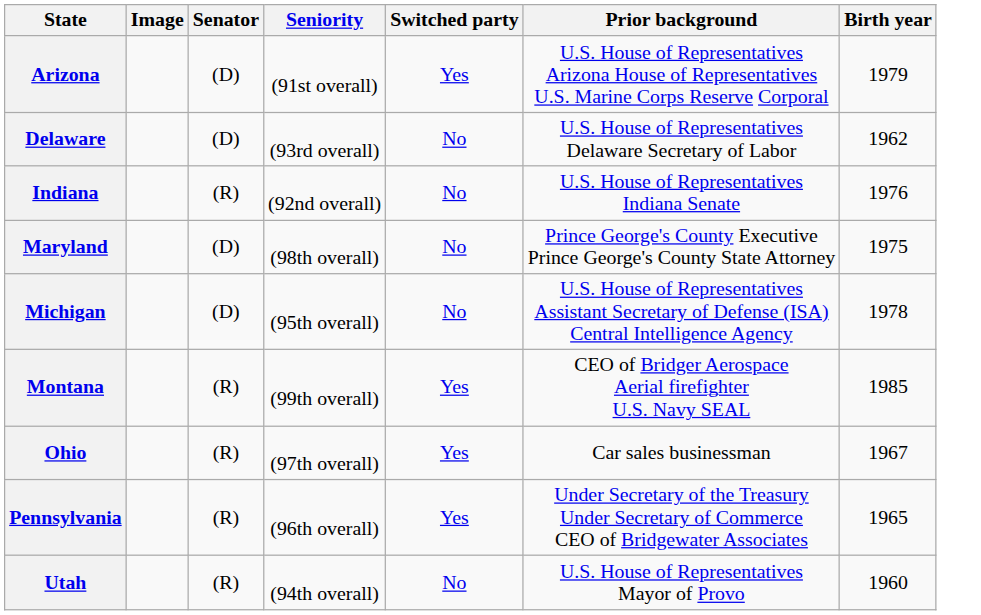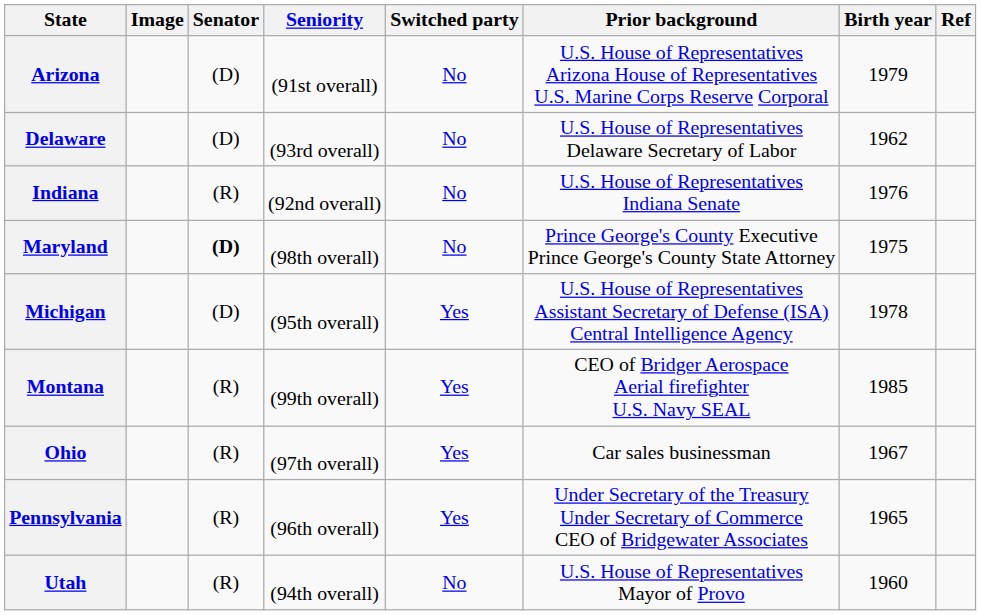+ column: (956, 20)
(454, 74) Yes -> (454, 74) No
(226, 246) normal -> (226, 246) bold
(454, 311) No -> (454, 311) Yes
